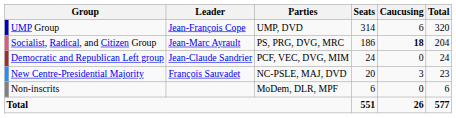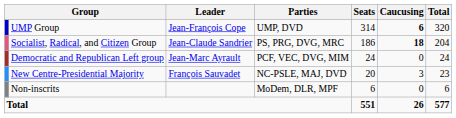(421, 27) normal -> (421, 27) bold
(204, 43) Jean-Marc Ayrault -> (210, 43) Jean-Claude Sandrier
(210, 58) Jean-Claude Sandrier -> (204, 58) Jean-Marc Ayrault
